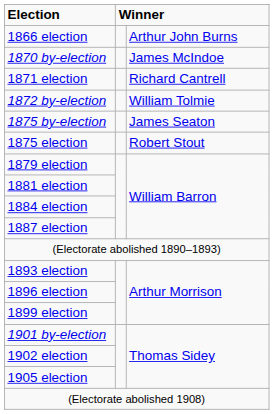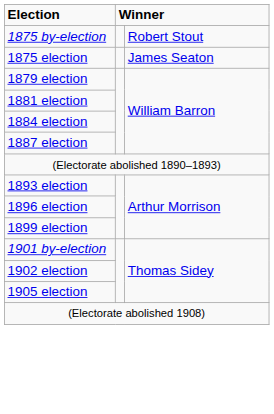- row: (47, 36)
- row: (57, 57)
- row: (47, 79)
- row: (57, 100)
(172, 121) James Seaton -> (165, 36) Robert Stout
(167, 143) Robert Stout -> (171, 57) James Seaton
